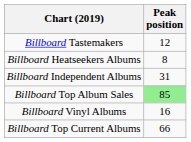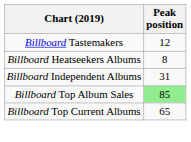- row: (74, 111)
(165, 128) 66 -> (165, 111) 65
